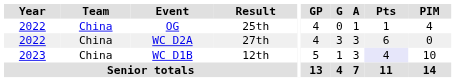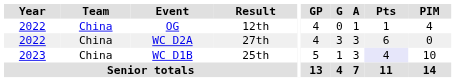(256, 26) 25th -> (256, 26) 12th
(256, 55) 12th -> (256, 55) 25th
